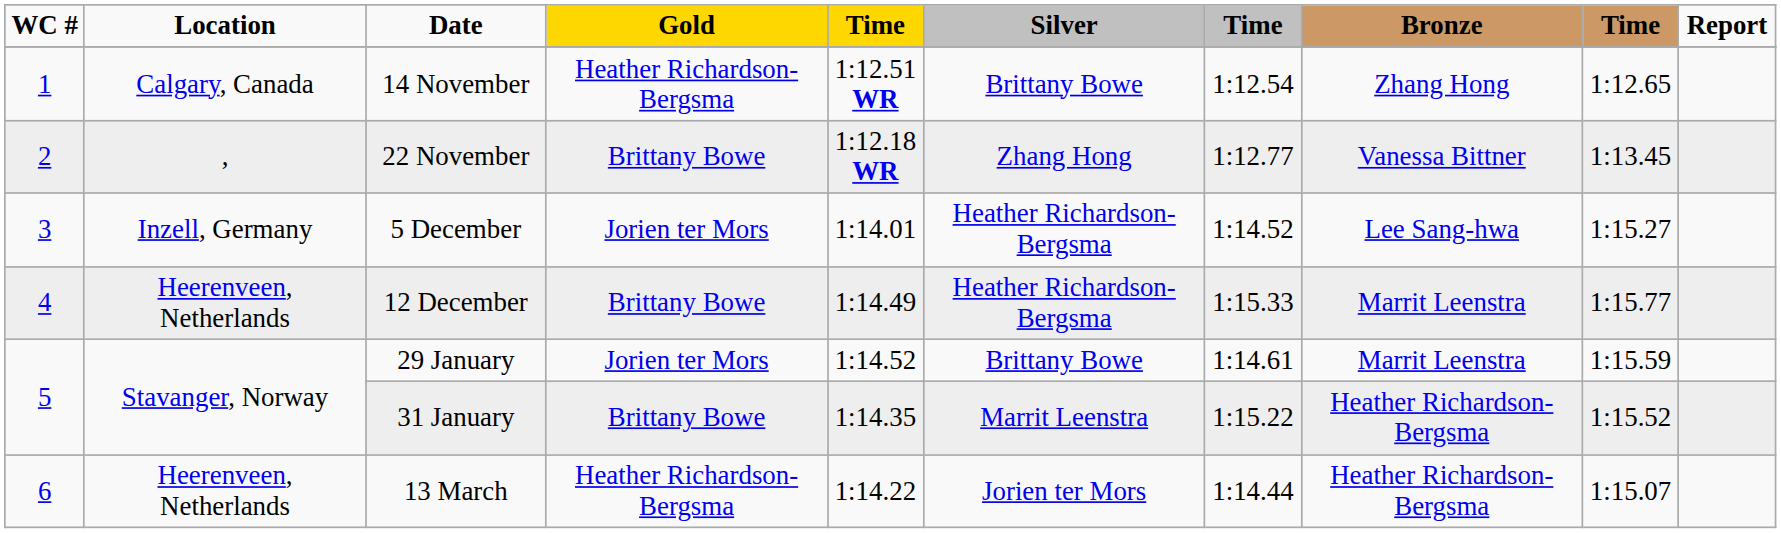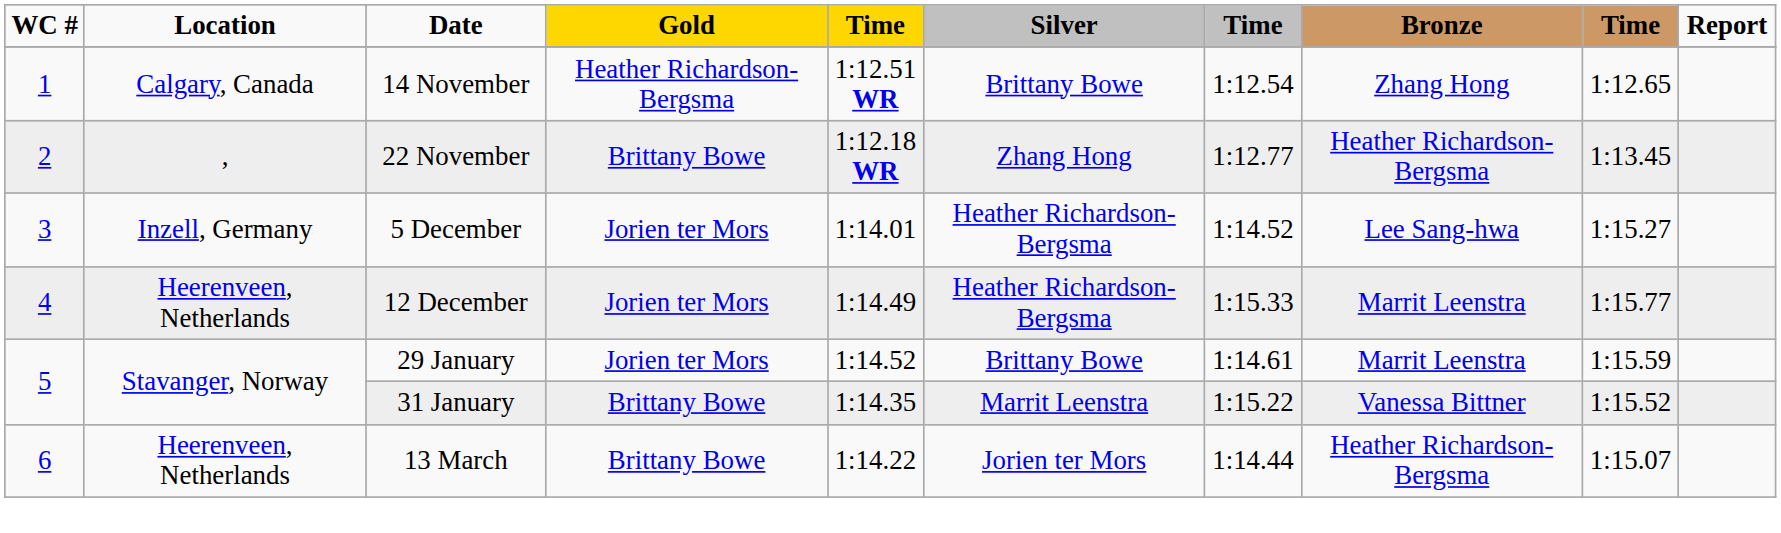(1442, 156) Vanessa Bittner -> (1442, 156) Heather Richardson-Bergsma
(687, 302) Brittany Bowe -> (687, 302) Jorien ter Mors
(1442, 417) Heather Richardson-Bergsma -> (1442, 402) Vanessa Bittner
(687, 490) Heather Richardson-Bergsma -> (687, 460) Brittany Bowe
